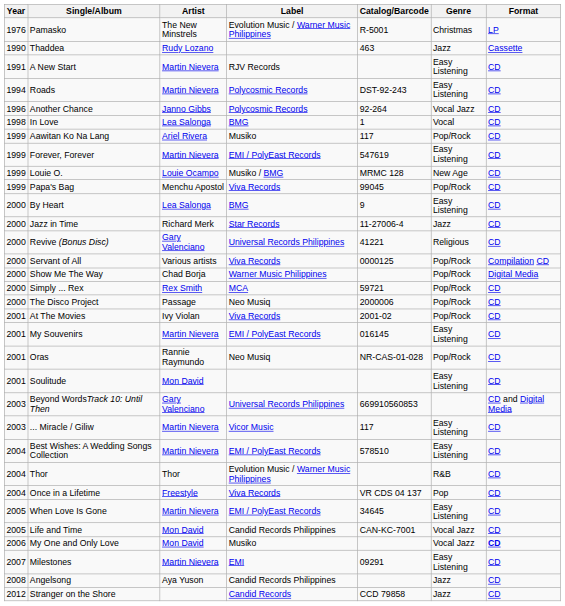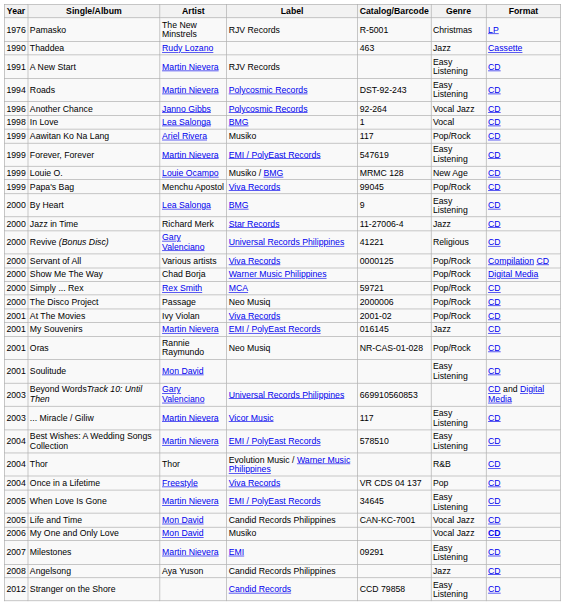(289, 29) Evolution Music / Warner Music Philippines -> (254, 29) RJV Records
(450, 334) Easy Listening -> (442, 329) Jazz
(442, 594) Jazz -> (450, 589) Easy Listening
